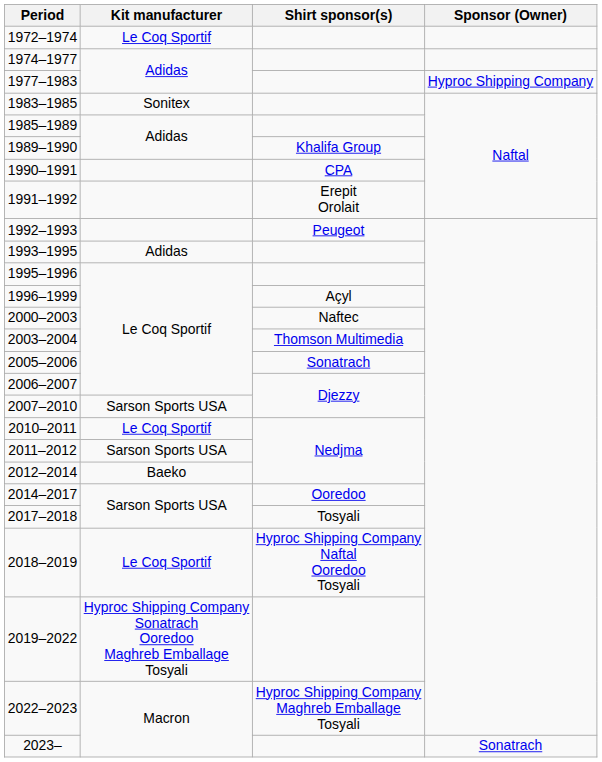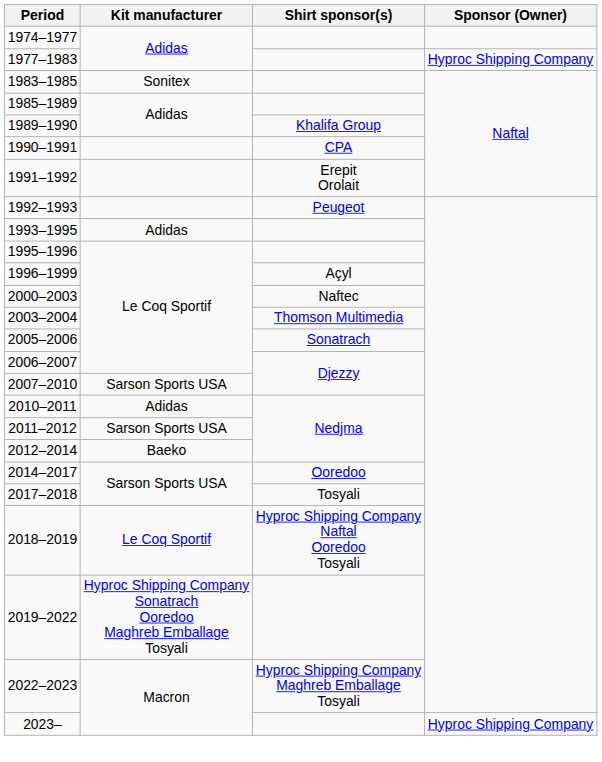- row: (42, 37)
(167, 428) Le Coq Sportif -> (167, 406) Adidas
(511, 746) Sonatrach -> (511, 724) Hyproc Shipping Company
